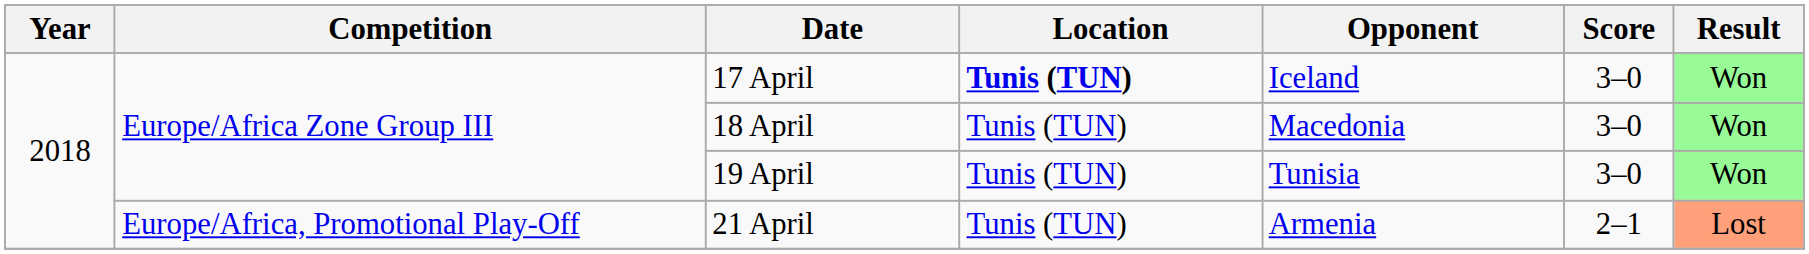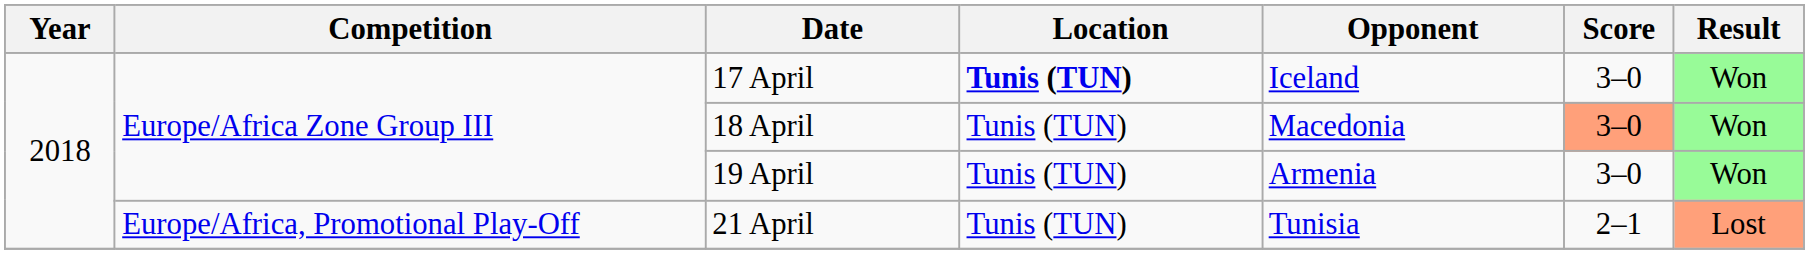(1619, 126) no background -> (1619, 126) lightsalmon background
(1314, 175) Tunisia -> (1322, 175) Armenia
(1322, 223) Armenia -> (1314, 223) Tunisia
